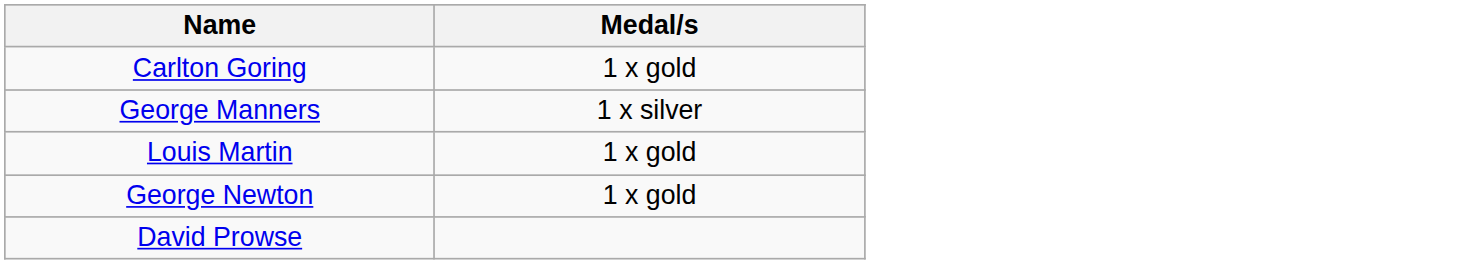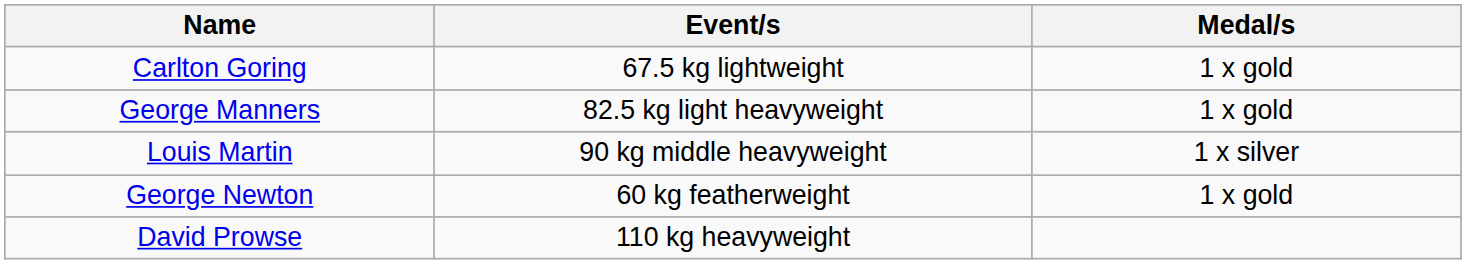+ column: (733, 25)
(650, 110) 1 x silver -> (1246, 110) 1 x gold
(650, 152) 1 x gold -> (1246, 152) 1 x silver
